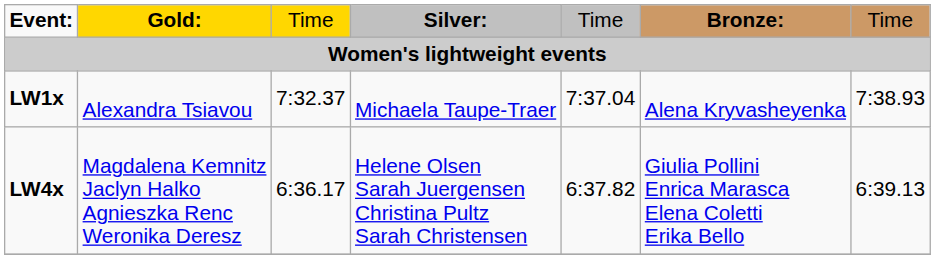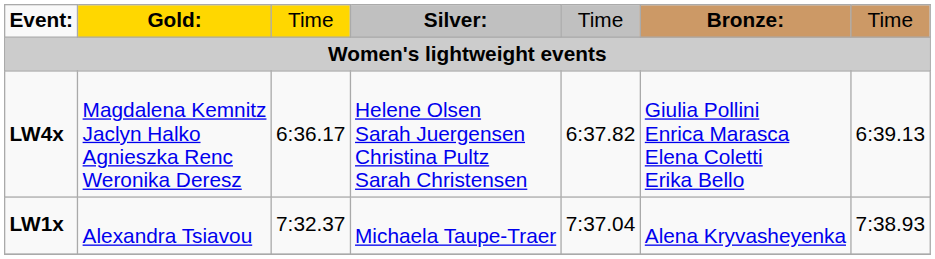rows swapped: (37, 98) <-> (37, 190)
